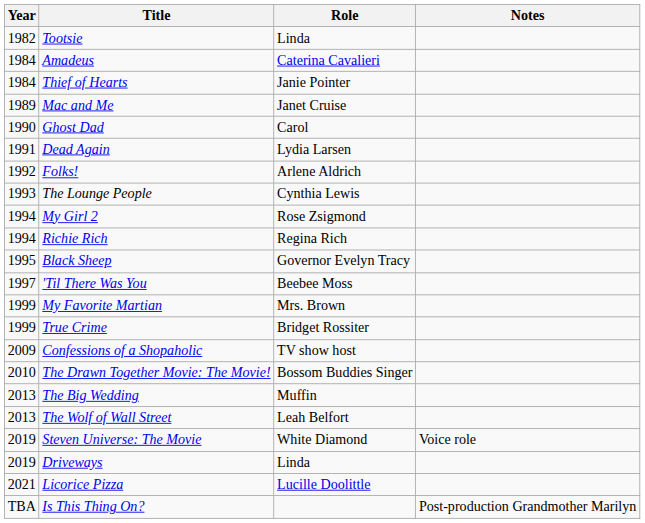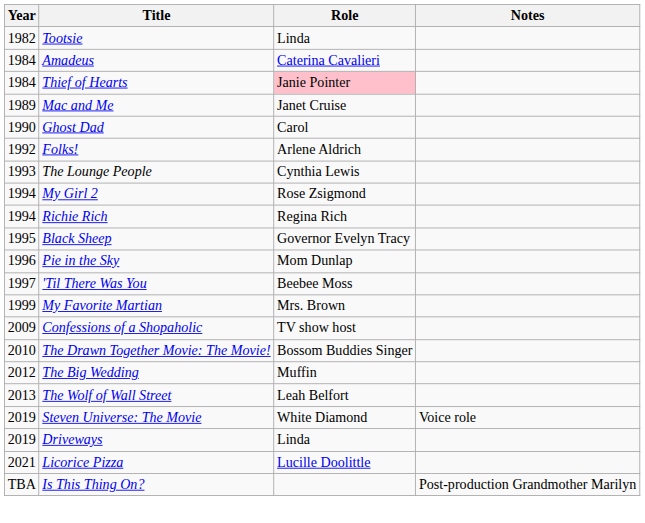(314, 82) no background -> (314, 82) pink background
- row: (76, 149)
+ row: (81, 261)
- row: (75, 328)
(22, 395) 2013 -> (22, 372) 2012
